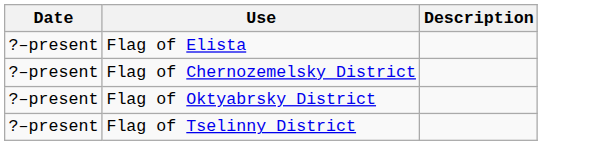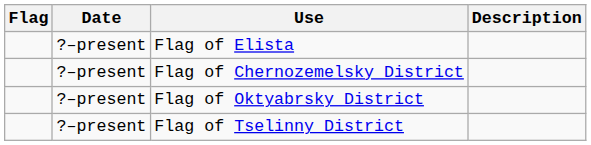+ column: (29, 18)
